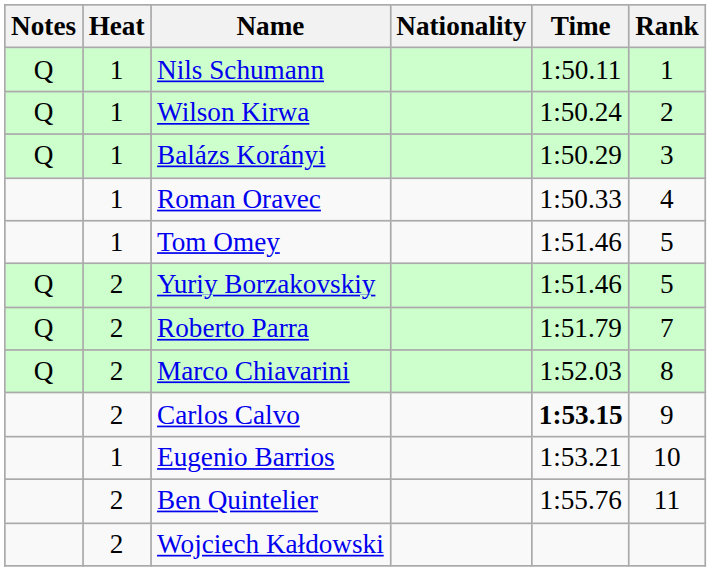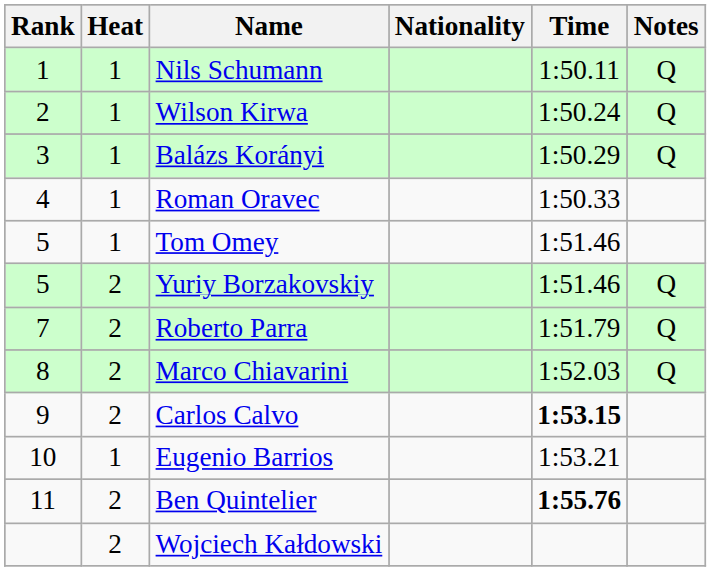columns swapped: (667, 26) <-> (44, 26)
(581, 500) normal -> (579, 500) bold
